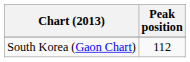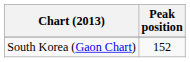(162, 47) 112 -> (162, 47) 152
